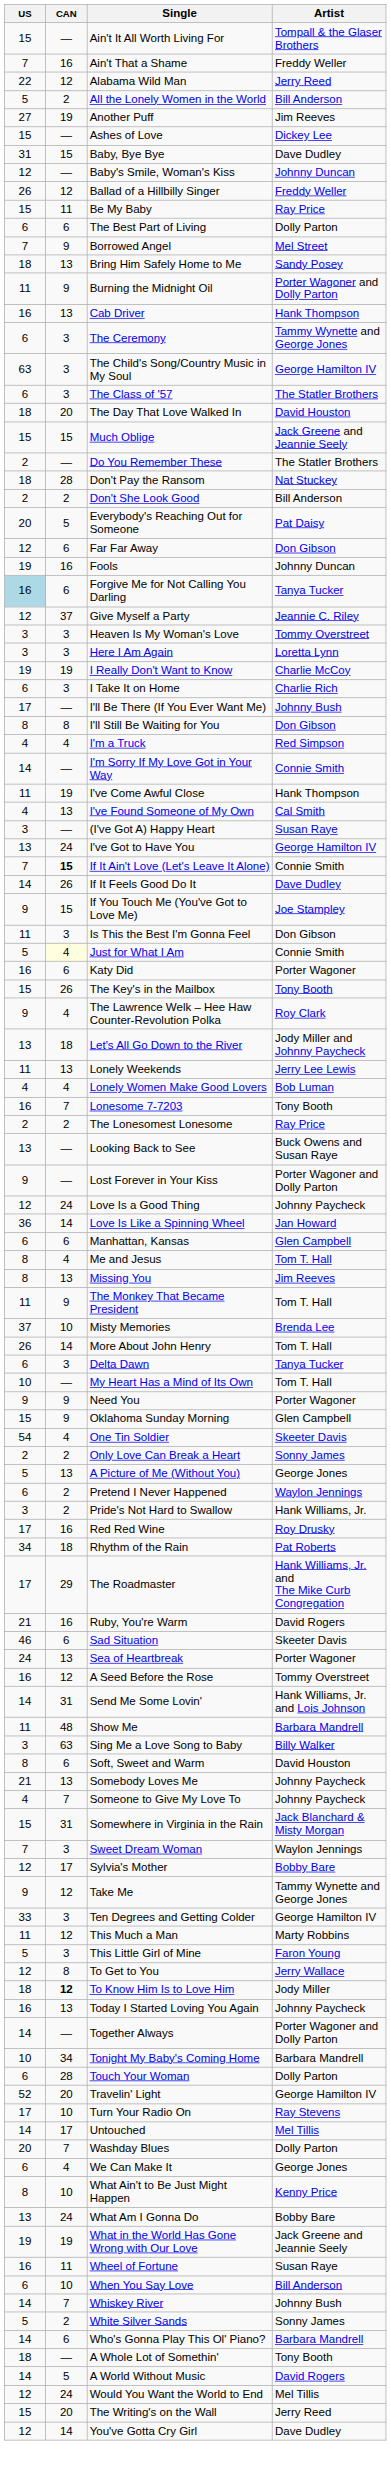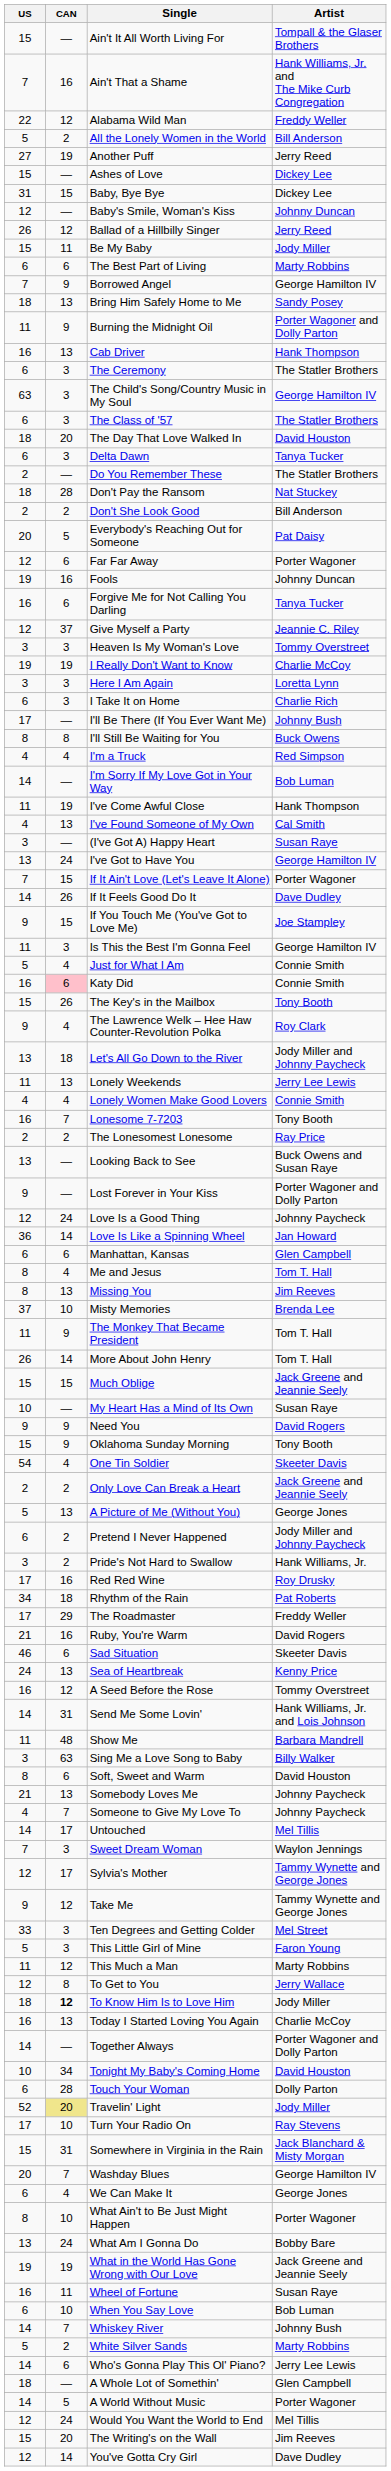(311, 63) Freddy Weller -> (321, 82) Hank Williams, Jr. and The Mike Curb Congregation
(303, 81) Jerry Reed -> (311, 120) Freddy Weller
(305, 117) Jim Reeves -> (303, 156) Jerry Reed
(308, 154) Dave Dudley -> (303, 193) Dickey Lee
(311, 191) Freddy Weller -> (303, 229) Jerry Reed
(300, 209) Ray Price -> (302, 248) Jody Miller
(306, 227) Dolly Parton -> (312, 266) Marty Robbins
(301, 245) Mel Street -> (326, 284) George Hamilton IV
(327, 338) Tammy Wynette and George Jones -> (326, 370) The Statler Brothers
rows swapped: (119, 1364) <-> (122, 437)
(305, 548) Don Gibson -> (315, 561) Porter Wagoner
(25, 591) lightblue background -> (25, 604) no background
rows swapped: (131, 652) <-> (161, 670)
(305, 725) Don Gibson -> (307, 738) Buck Owens
(310, 768) Connie Smith -> (304, 781) Bob Luman
(66, 866) bold -> (66, 879) normal
(310, 866) Connie Smith -> (315, 879) Porter Wagoner
(305, 934) Don Gibson -> (326, 947) George Hamilton IV
(66, 952) lightyellow background -> (66, 965) no background
(66, 970) no background -> (66, 983) pink background
(315, 970) Porter Wagoner -> (310, 983) Connie Smith
(304, 1087) Bob Luman -> (310, 1100) Connie Smith
rows swapped: (130, 1327) <-> (157, 1303)
(303, 1382) Tom T. Hall -> (306, 1408) Susan Raye
(315, 1400) Porter Wagoner -> (310, 1426) David Rogers
(313, 1419) Glen Campbell -> (304, 1445) Tony Booth
(310, 1455) Sonny James -> (319, 1488) Jack Greene and Jeannie Seely
(319, 1492) Waylon Jennings -> (320, 1537) Jody Miller and Johnny Paycheck
(321, 1584) Hank Williams, Jr. and The Mike Curb Congregation -> (311, 1617) Freddy Weller
(315, 1659) Porter Wagoner -> (306, 1671) Kenny Price
rows swapped: (176, 1824) <-> (117, 2131)
(305, 1867) Bobby Bare -> (327, 1874) Tammy Wynette and George Jones
(326, 1917) George Hamilton IV -> (301, 1930) Mel Street
rows swapped: (145, 1953) <-> (134, 1935)
(320, 2008) Johnny Paycheck -> (313, 2021) Charlie McCoy
(319, 2057) Barbara Mandrell -> (313, 2070) David Houston
(66, 2094) no background -> (66, 2107) khaki background
(326, 2094) George Hamilton IV -> (302, 2107) Jody Miller
(306, 2149) Dolly Parton -> (326, 2175) George Hamilton IV
(306, 2192) Kenny Price -> (315, 2218) Porter Wagoner
(309, 2284) Bill Anderson -> (304, 2310) Bob Luman
(310, 2321) Sonny James -> (312, 2347) Marty Robbins
(319, 2339) Barbara Mandrell -> (315, 2365) Jerry Lee Lewis
(304, 2357) Tony Booth -> (313, 2383) Glen Campbell
(310, 2376) David Rogers -> (315, 2402) Porter Wagoner
(303, 2412) Jerry Reed -> (305, 2438) Jim Reeves
